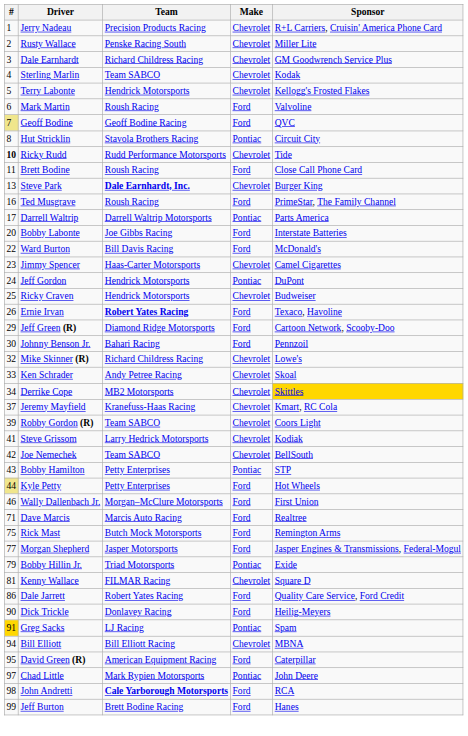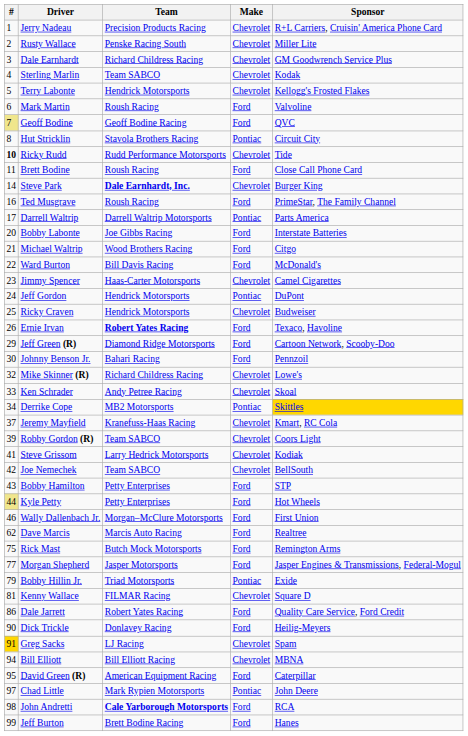(11, 186) 13 -> (11, 186) 14
+ row: (52, 249)
(251, 391) Chevrolet -> (247, 407) Pontiac
(247, 470) Pontiac -> (242, 486) Ford
(11, 517) 71 -> (11, 533) 62
(247, 628) Pontiac -> (251, 644) Chevrolet
